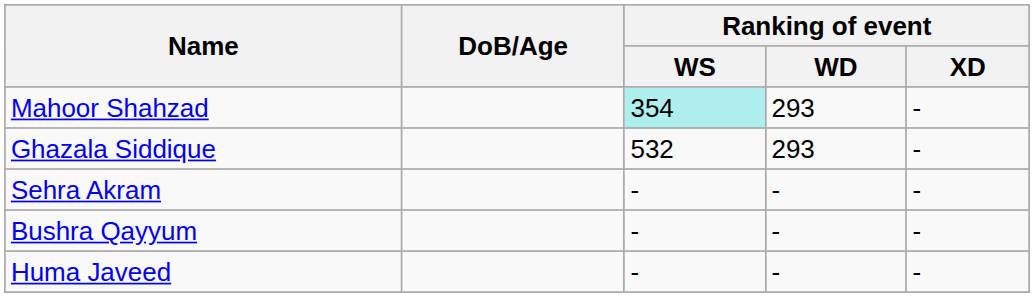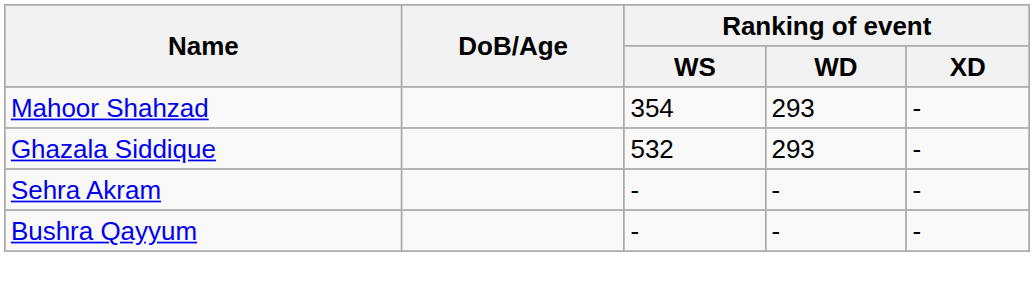(652, 108) paleturquoise background -> (652, 108) no background
- row: (91, 272)
